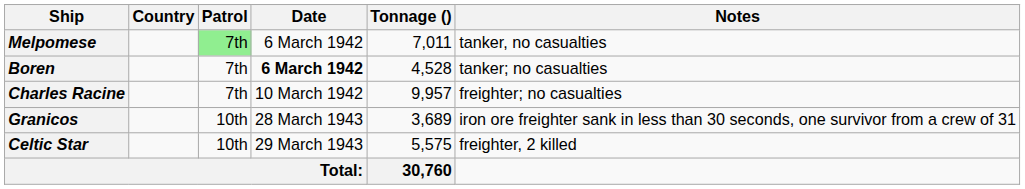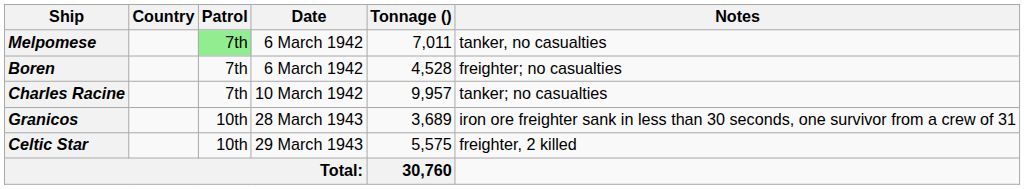(312, 68) bold -> (313, 68) normal
(533, 68) tanker; no casualties -> (540, 68) freighter; no casualties
(540, 94) freighter; no casualties -> (533, 94) tanker; no casualties
